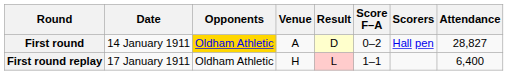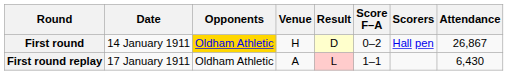(295, 43) A -> (295, 43) H
(470, 43) 28,827 -> (470, 43) 26,867
(295, 61) H -> (295, 61) A
(470, 61) 6,400 -> (470, 61) 6,430
